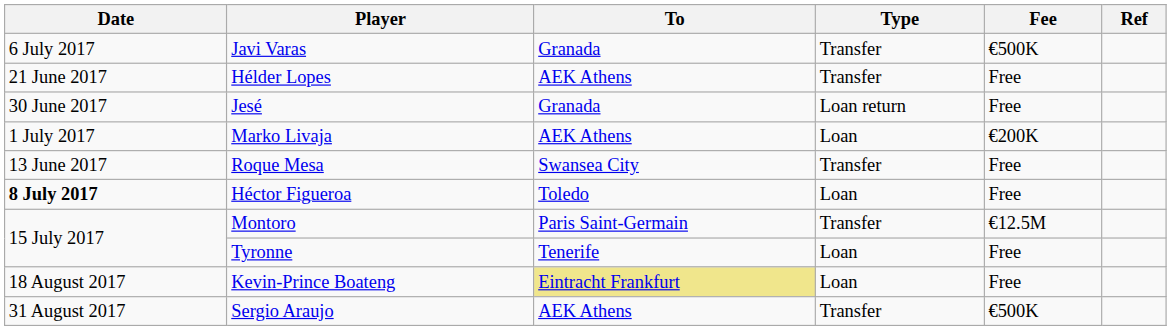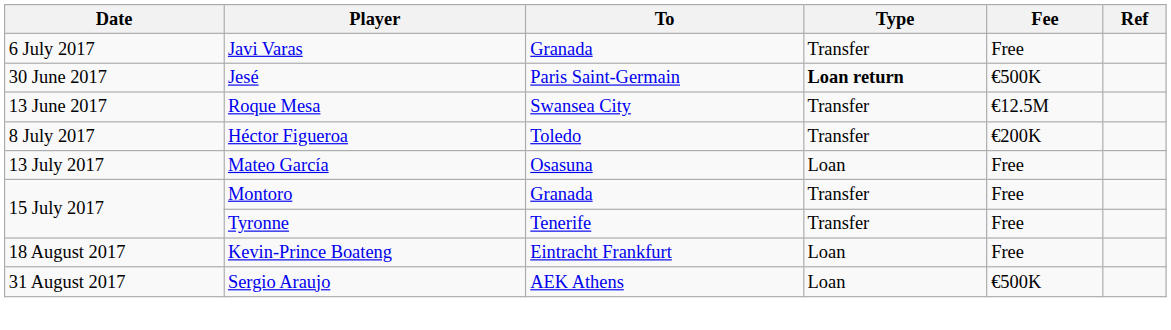(1013, 48) €500K -> (1008, 48) Free
- row: (281, 77)
(569, 106) Granada -> (605, 77) Paris Saint-Germain
(863, 106) normal -> (856, 77) bold
(1005, 106) Free -> (1016, 77) €500K
- row: (282, 135)
(1005, 164) Free -> (1020, 106) €12.5M
(53, 194) bold -> (52, 135) normal
(839, 194) Loan -> (838, 135) Transfer
(1005, 194) Free -> (1016, 135) €200K
+ row: (278, 164)
(613, 223) Paris Saint-Germain -> (561, 194) Granada
(1017, 223) €12.5M -> (1008, 194) Free
(839, 252) Loan -> (838, 223) Transfer
(609, 281) khaki background -> (601, 252) no background
(851, 310) Transfer -> (826, 281) Loan
